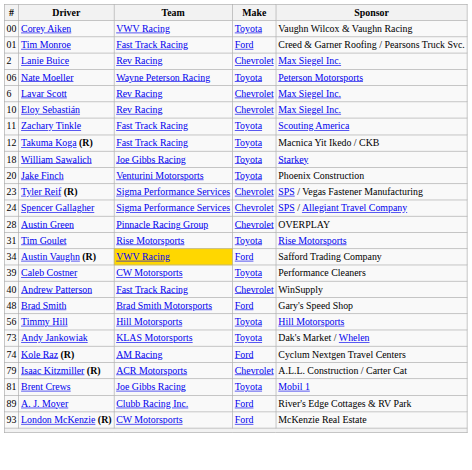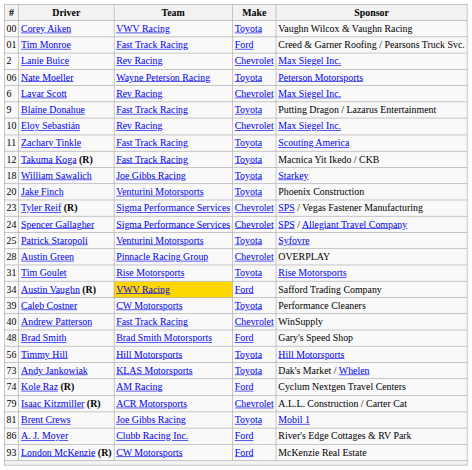+ row: (53, 110)
+ row: (54, 240)
(12, 403) 89 -> (12, 436) 86
